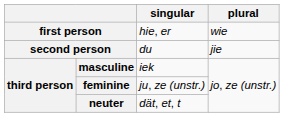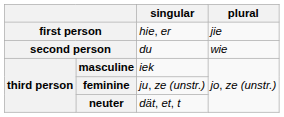(219, 31) wie -> (216, 31) jie
(216, 49) jie -> (219, 49) wie
